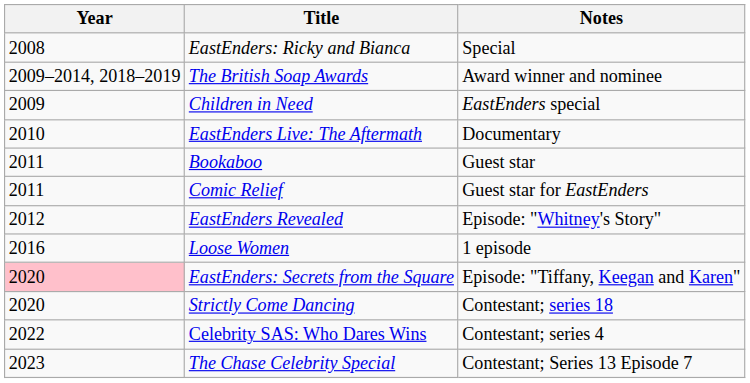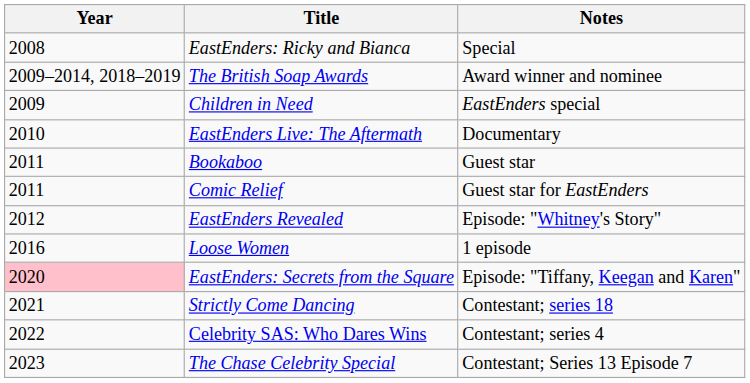(27, 305) 2020 -> (27, 305) 2021
